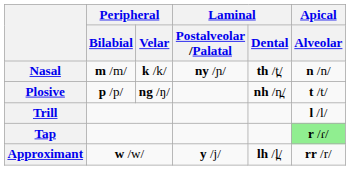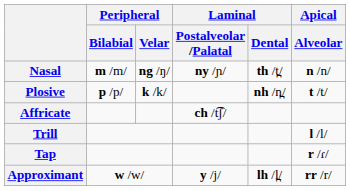(154, 71) k /k/ -> (154, 71) ng /ŋ/
(154, 92) ng /ŋ/ -> (154, 92) k /k/
+ row: (45, 112)
(318, 133) lightgreen background -> (318, 154) no background
